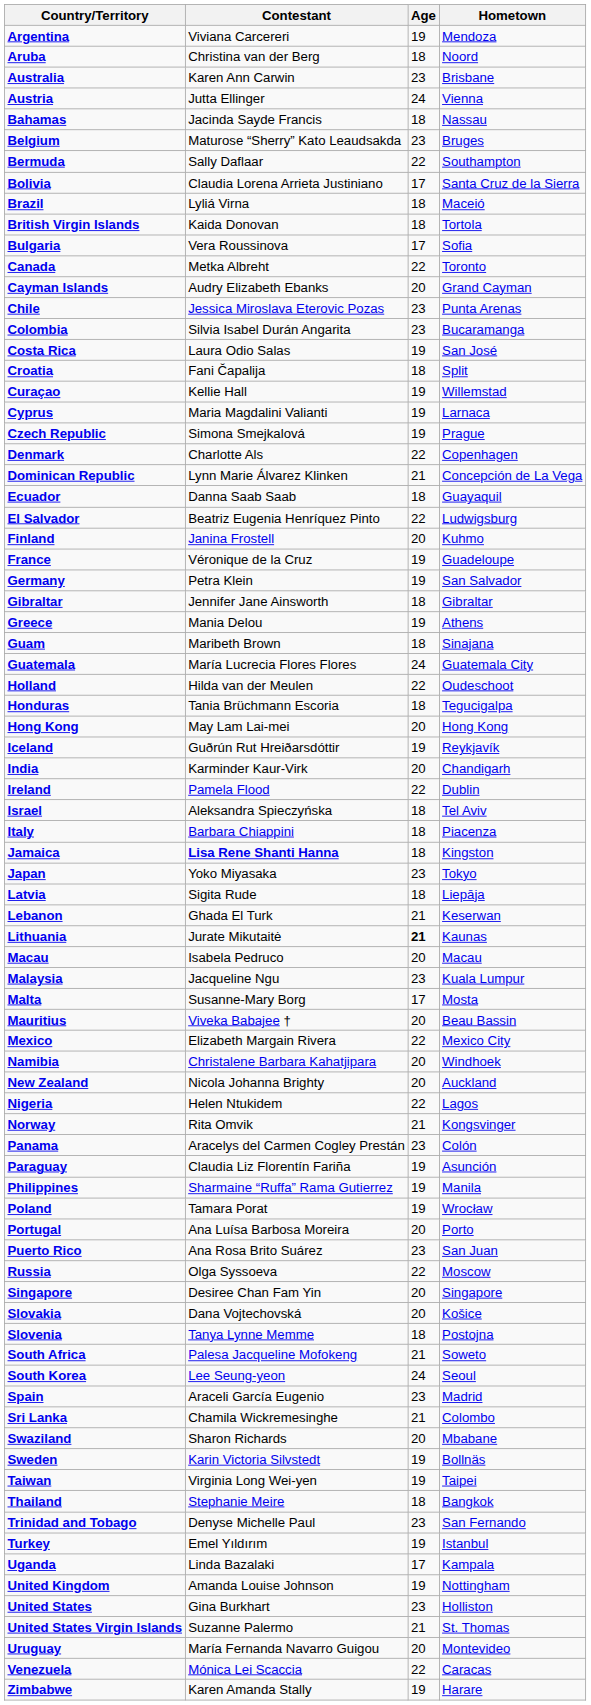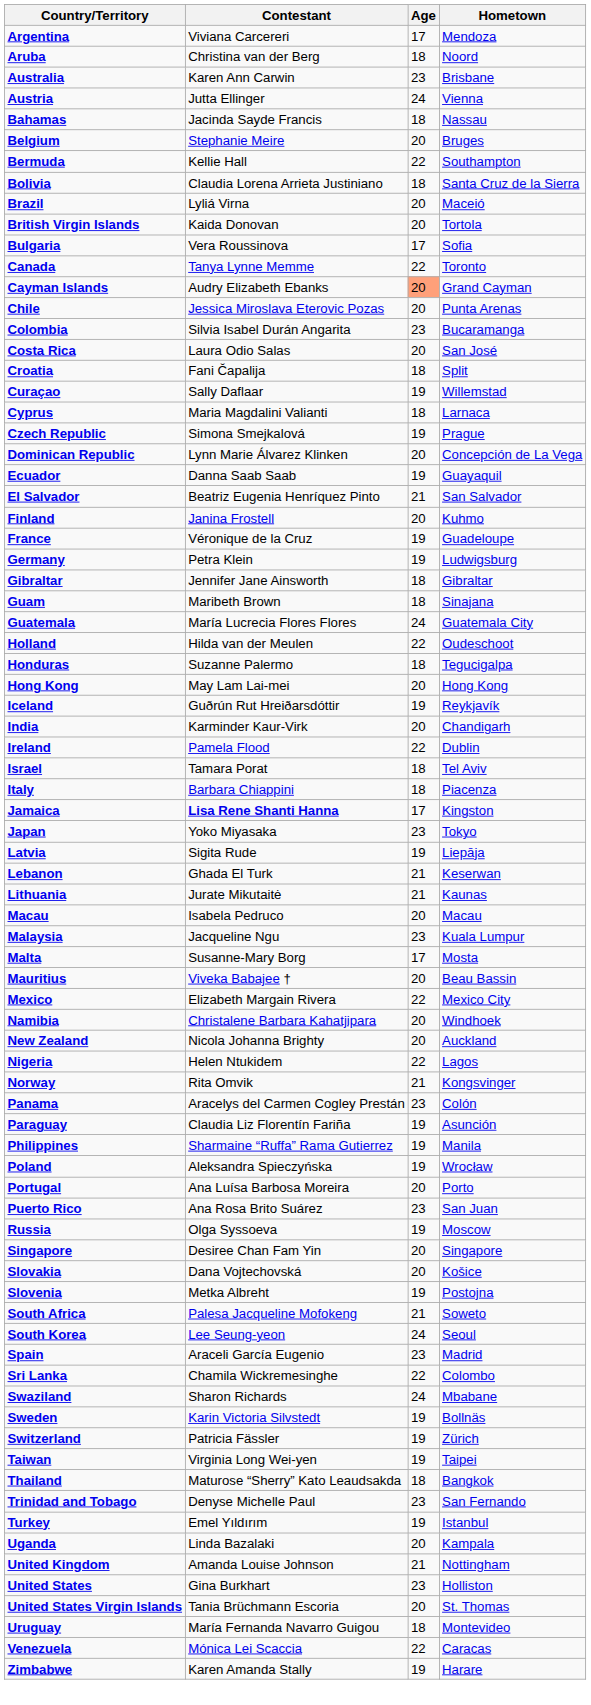(418, 36) 19 -> (418, 36) 17
(295, 141) Maturose “Sherry” Kato Leaudsakda -> (236, 141) Stephanie Meire
(418, 141) 23 -> (418, 141) 20
(226, 162) Sally Daflaar -> (218, 162) Kellie Hall
(418, 183) 17 -> (418, 183) 18
(418, 203) 18 -> (418, 203) 20
(418, 224) 18 -> (418, 224) 20
(229, 266) Metka Albreht -> (251, 266) Tanya Lynne Memme
(418, 287) no background -> (418, 287) lightsalmon background
(418, 308) 23 -> (418, 308) 20
(418, 350) 19 -> (418, 350) 20
(218, 392) Kellie Hall -> (226, 392) Sally Daflaar
(418, 413) 19 -> (418, 413) 18
- row: (36, 455)
(418, 476) 21 -> (418, 455) 20
(418, 497) 18 -> (418, 476) 19
(418, 518) 22 -> (418, 497) 21
(480, 518) Ludwigsburg -> (482, 497) San Salvador
(482, 580) San Salvador -> (480, 559) Ludwigsburg
- row: (30, 622)
(263, 706) Tania Brüchmann Escoria -> (241, 664) Suzanne Palermo
(260, 811) Aleksandra Spieczyńska -> (228, 769) Tamara Porat
(418, 852) 18 -> (418, 811) 17
(418, 894) 18 -> (418, 852) 19
(418, 936) bold -> (418, 894) normal
(228, 1208) Tamara Porat -> (260, 1166) Aleksandra Spieczyńska
(418, 1271) 22 -> (418, 1229) 19
(251, 1334) Tanya Lynne Memme -> (229, 1292) Metka Albreht
(418, 1334) 18 -> (418, 1292) 19
(418, 1418) 21 -> (418, 1376) 22
(418, 1439) 20 -> (418, 1397) 24
+ row: (44, 1439)
(236, 1501) Stephanie Meire -> (295, 1480) Maturose “Sherry” Kato Leaudsakda
(418, 1564) 17 -> (418, 1543) 20
(418, 1585) 19 -> (418, 1564) 21
(241, 1627) Suzanne Palermo -> (263, 1606) Tania Brüchmann Escoria
(418, 1627) 21 -> (418, 1606) 20
(418, 1648) 20 -> (418, 1627) 18
